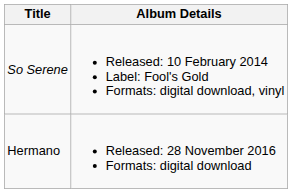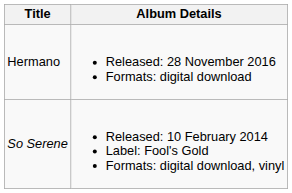rows swapped: (38, 69) <-> (34, 151)
